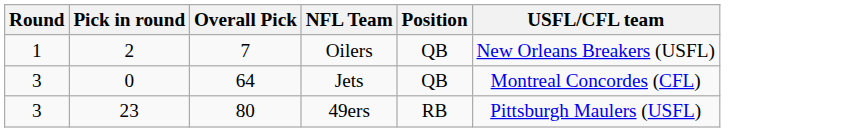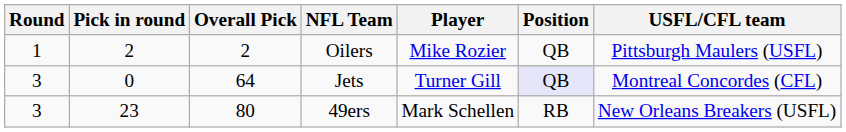+ column: (458, 19)
(245, 50) 7 -> (245, 50) 2
(596, 50) New Orleans Breakers (USFL) -> (717, 50) Pittsburgh Maulers (USFL)
(435, 80) no background -> (556, 80) lavender background
(596, 111) Pittsburgh Maulers (USFL) -> (717, 111) New Orleans Breakers (USFL)
